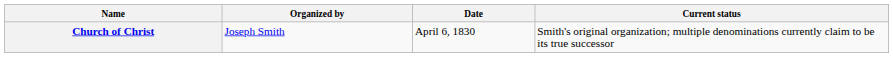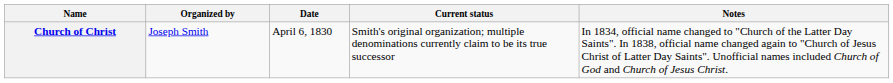+ column: (734, 14)
